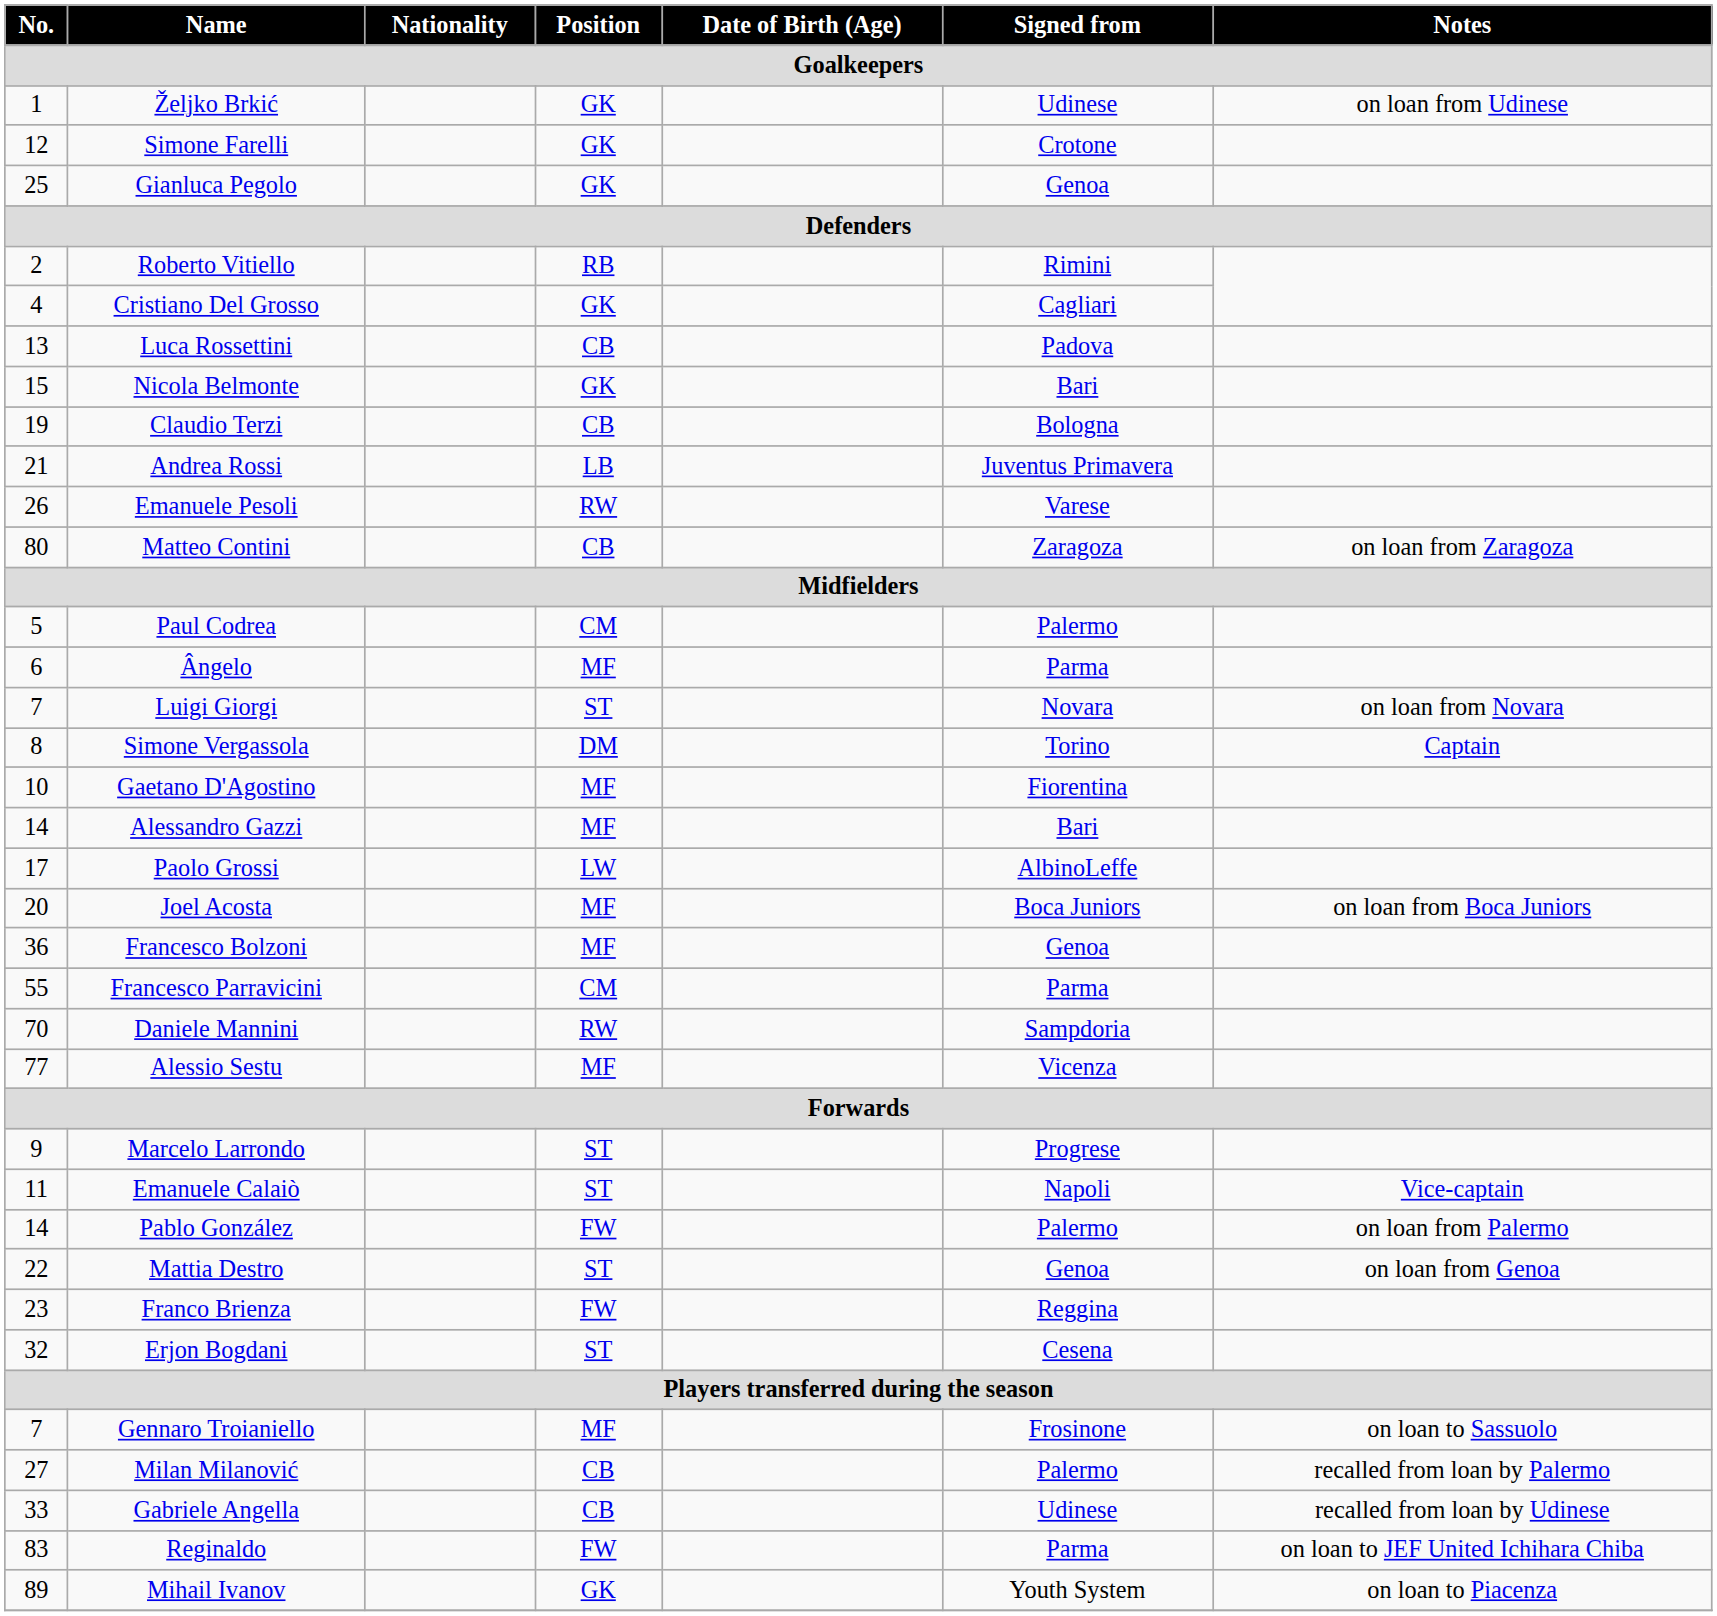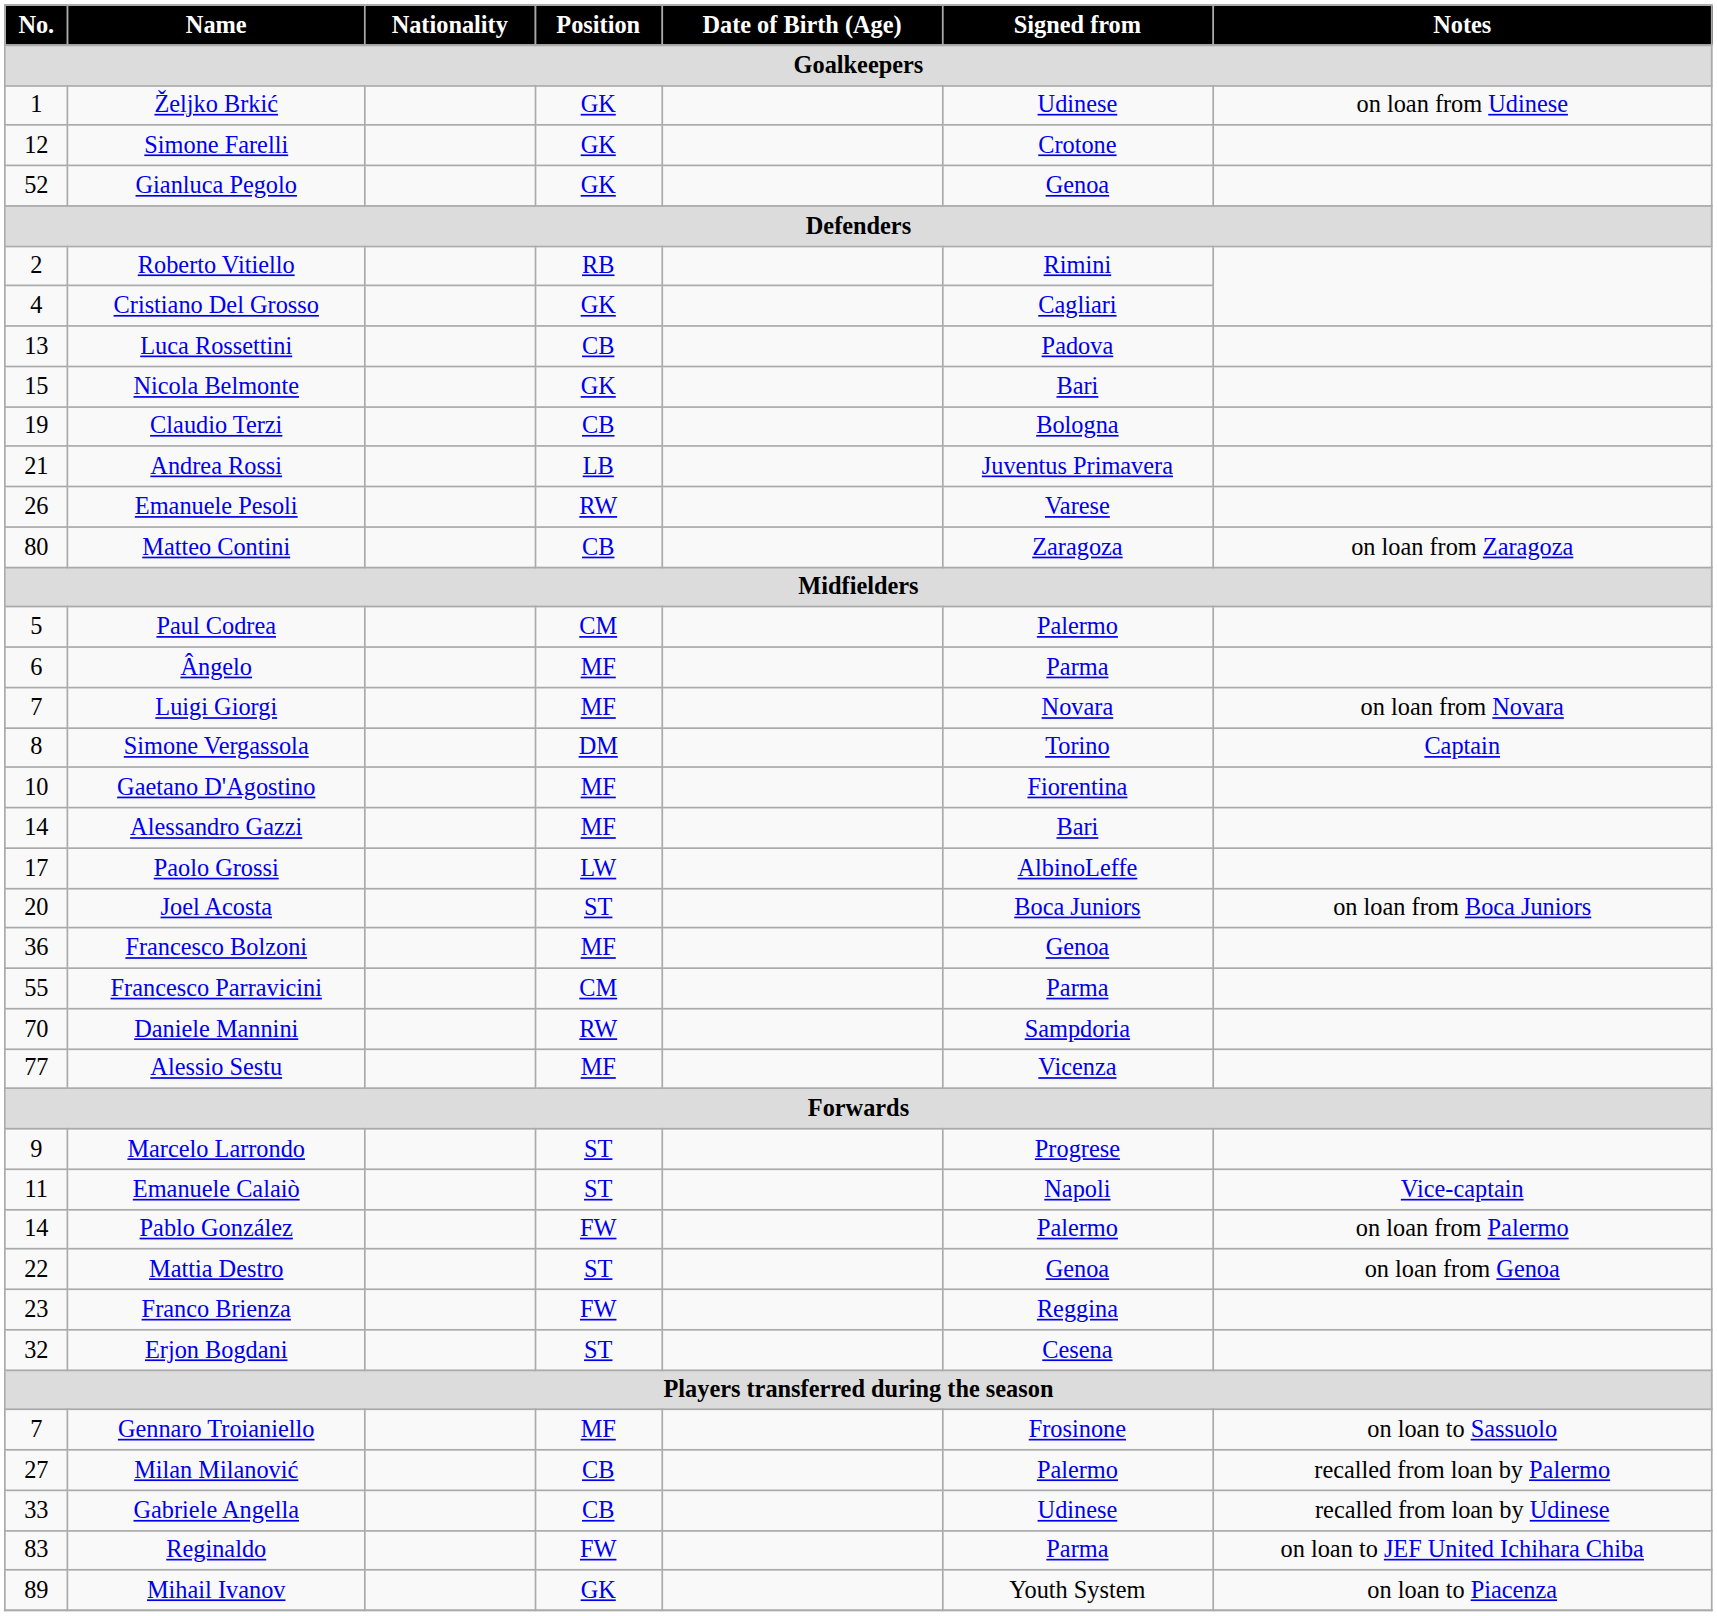(36, 185) 25 -> (36, 185) 52
(598, 707) ST -> (598, 707) MF
(598, 907) MF -> (598, 907) ST
